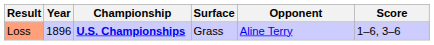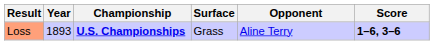(59, 31) 1896 -> (59, 31) 1893
(379, 31) normal -> (379, 31) bold
